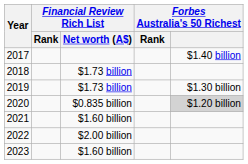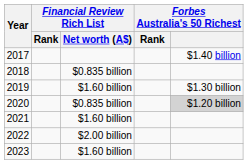(105, 71) $1.73 billion -> (102, 71) $0.835 billion
(105, 87) $1.73 billion -> (105, 87) $1.60 billion
